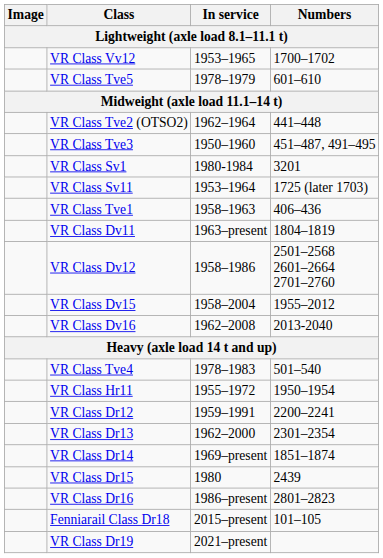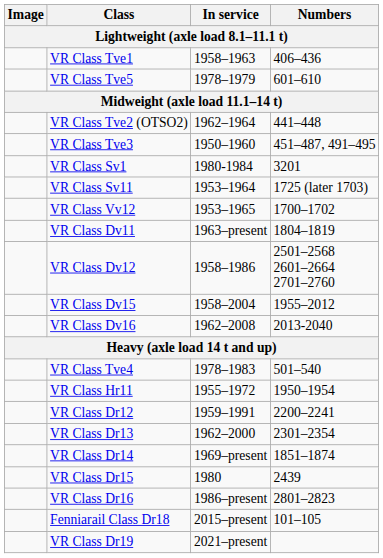rows swapped: (92, 209) <-> (93, 58)
